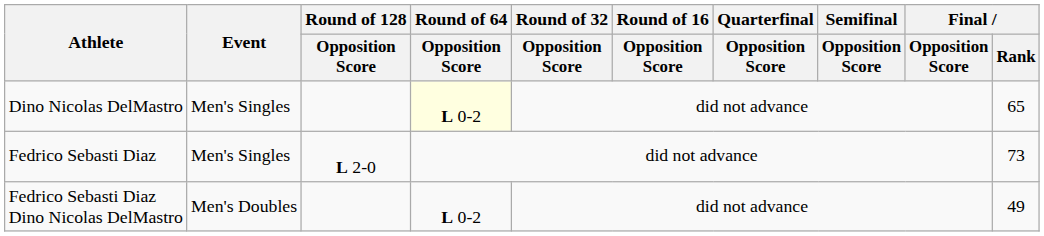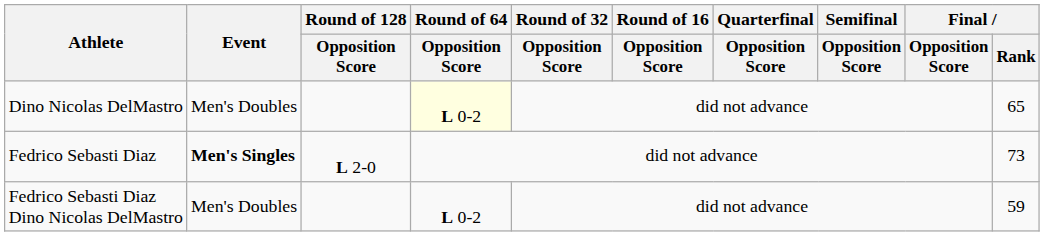(241, 106) Men's Singles -> (244, 106) Men's Doubles
(241, 156) normal -> (243, 156) bold
(1016, 206) 49 -> (1016, 206) 59
